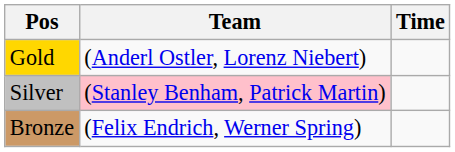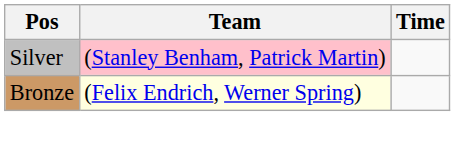- row: (32, 57)
(223, 127) no background -> (223, 92) lightyellow background
